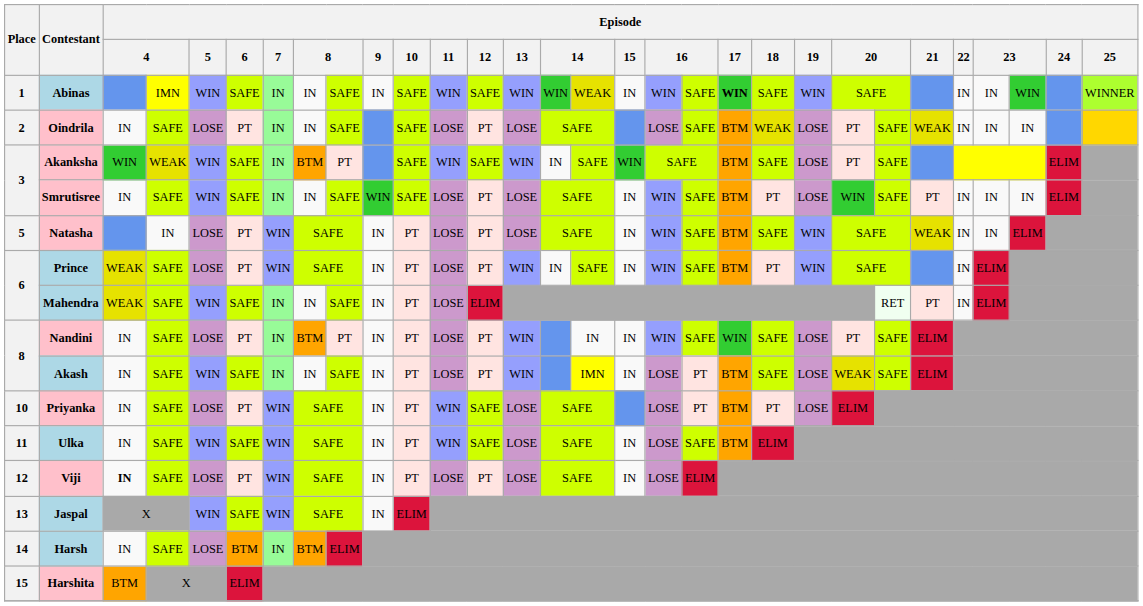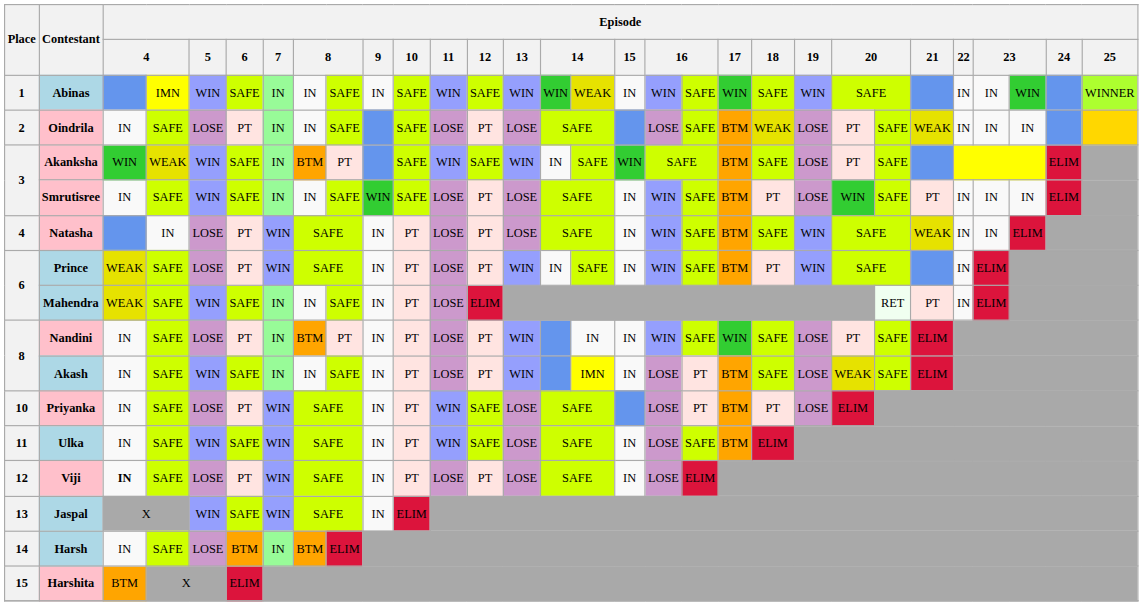(735, 92) bold -> (735, 92) normal
(22, 232) 5 -> (22, 232) 4
